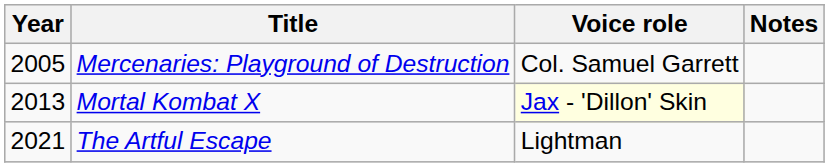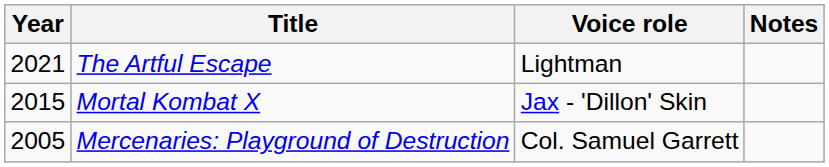rows swapped: (293, 63) <-> (174, 141)
(38, 102) 2013 -> (38, 102) 2015
(614, 102) lightyellow background -> (614, 102) no background
